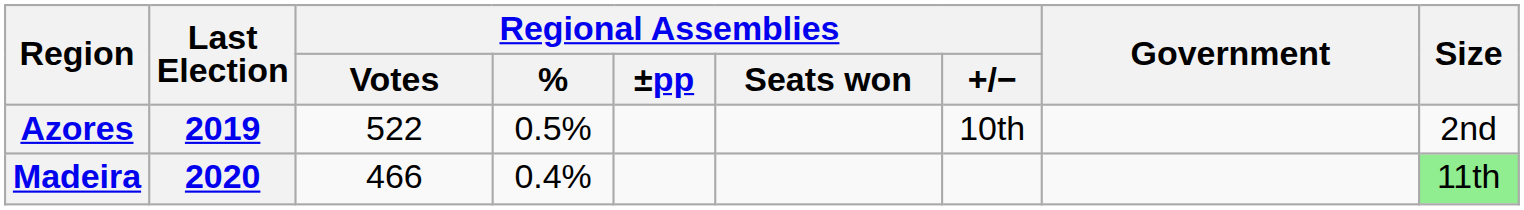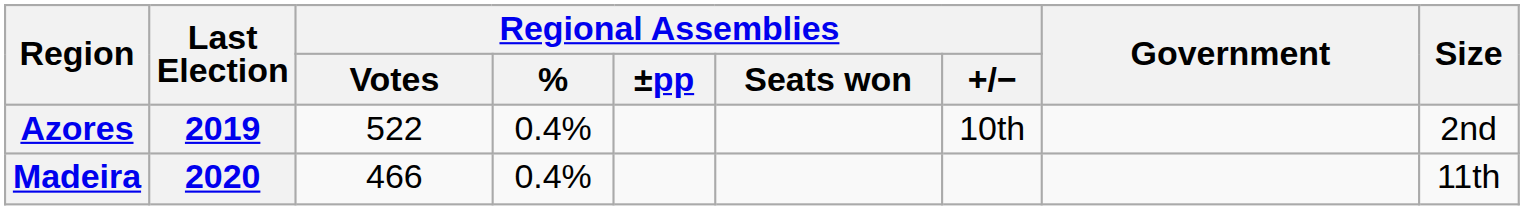(553, 128) 0.5% -> (553, 128) 0.4%
(1469, 177) lightgreen background -> (1469, 177) no background
